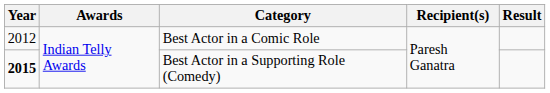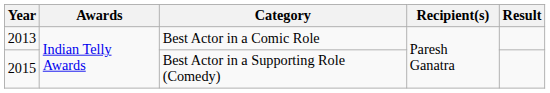(22, 38) 2012 -> (22, 38) 2013
(22, 68) bold -> (22, 68) normal
